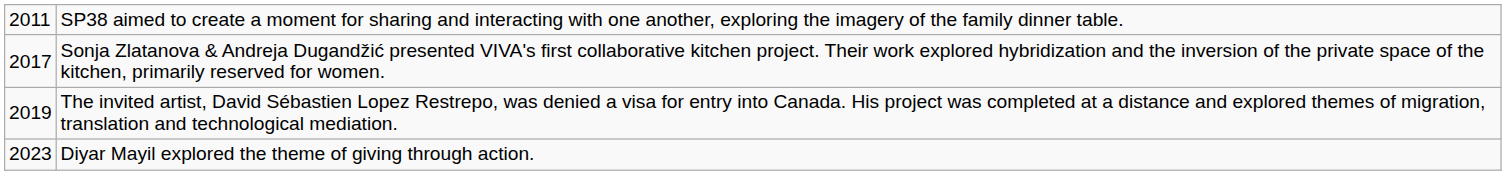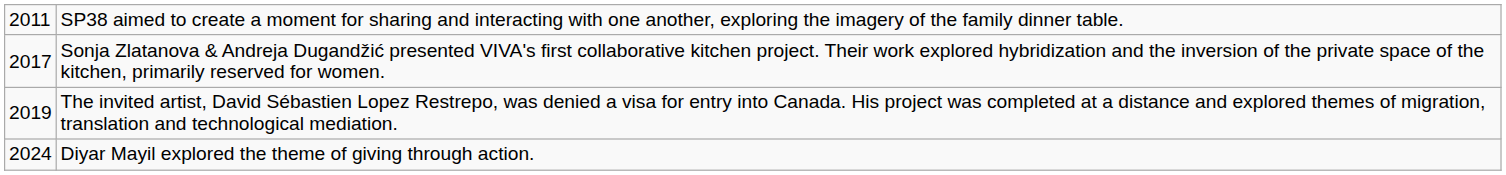(30, 154) 2023 -> (30, 154) 2024
